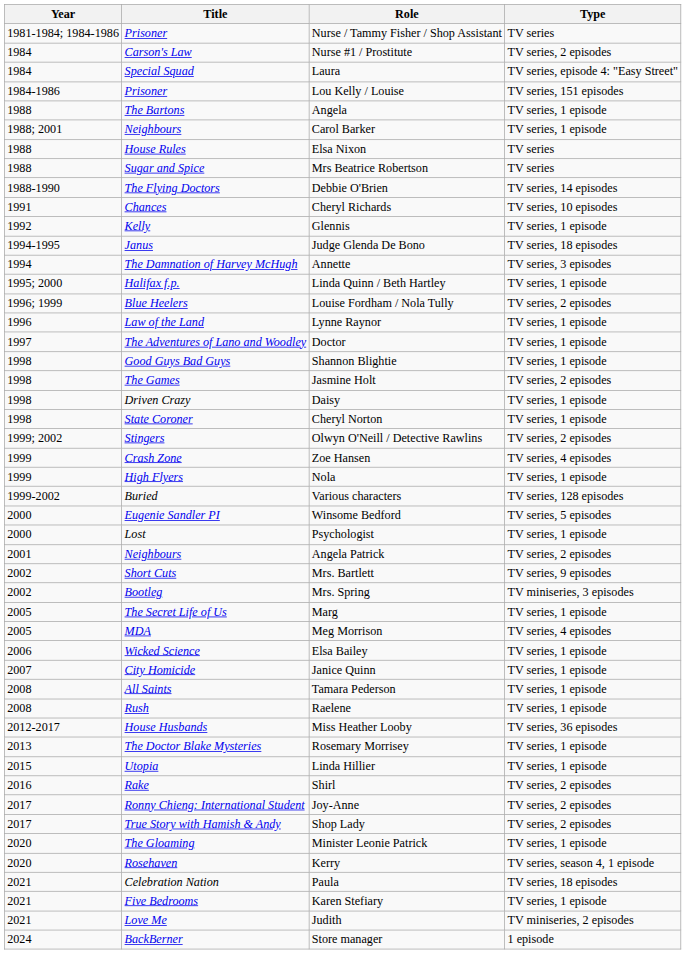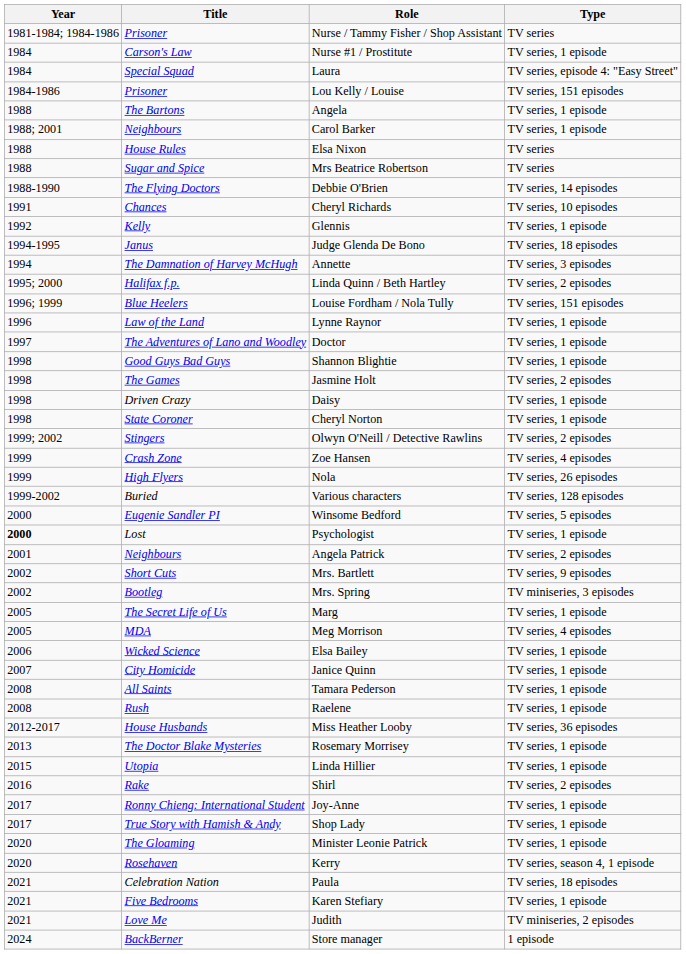(559, 52) TV series, 2 episodes -> (557, 52) TV series, 1 episode
(557, 284) TV series, 1 episode -> (559, 284) TV series, 2 episodes
(559, 303) TV series, 2 episodes -> (566, 303) TV series, 151 episodes
(557, 476) TV series, 1 episode -> (562, 476) TV series, 26 episodes
(19, 534) normal -> (19, 534) bold
(559, 804) TV series, 2 episodes -> (557, 804) TV series, 1 episode
(559, 824) TV series, 2 episodes -> (557, 824) TV series, 1 episode
